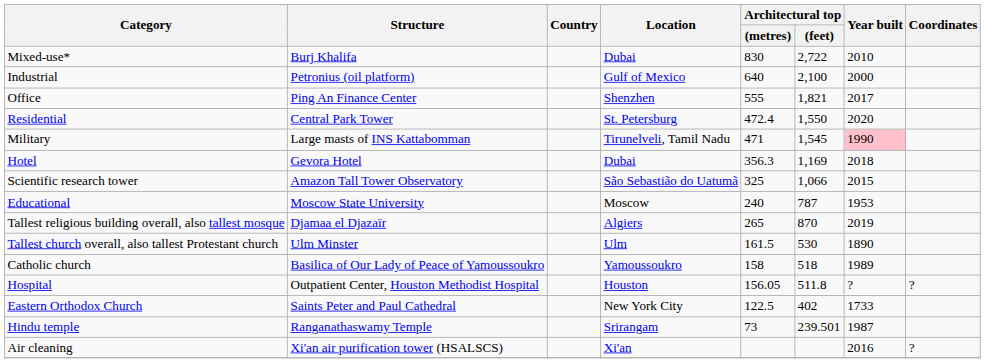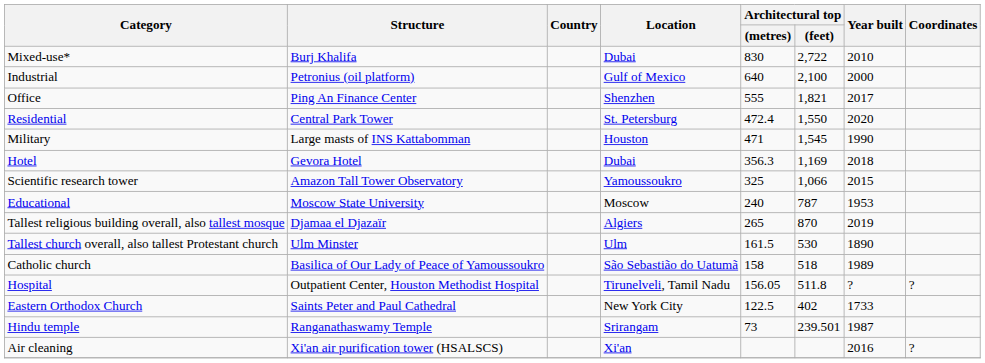(667, 139) Tirunelveli, Tamil Nadu -> (626, 139) Houston
(860, 139) pink background -> (860, 139) no background
(671, 181) São Sebastião do Uatumã -> (643, 181) Yamoussoukro
(643, 264) Yamoussoukro -> (671, 264) São Sebastião do Uatumã
(626, 285) Houston -> (667, 285) Tirunelveli, Tamil Nadu
